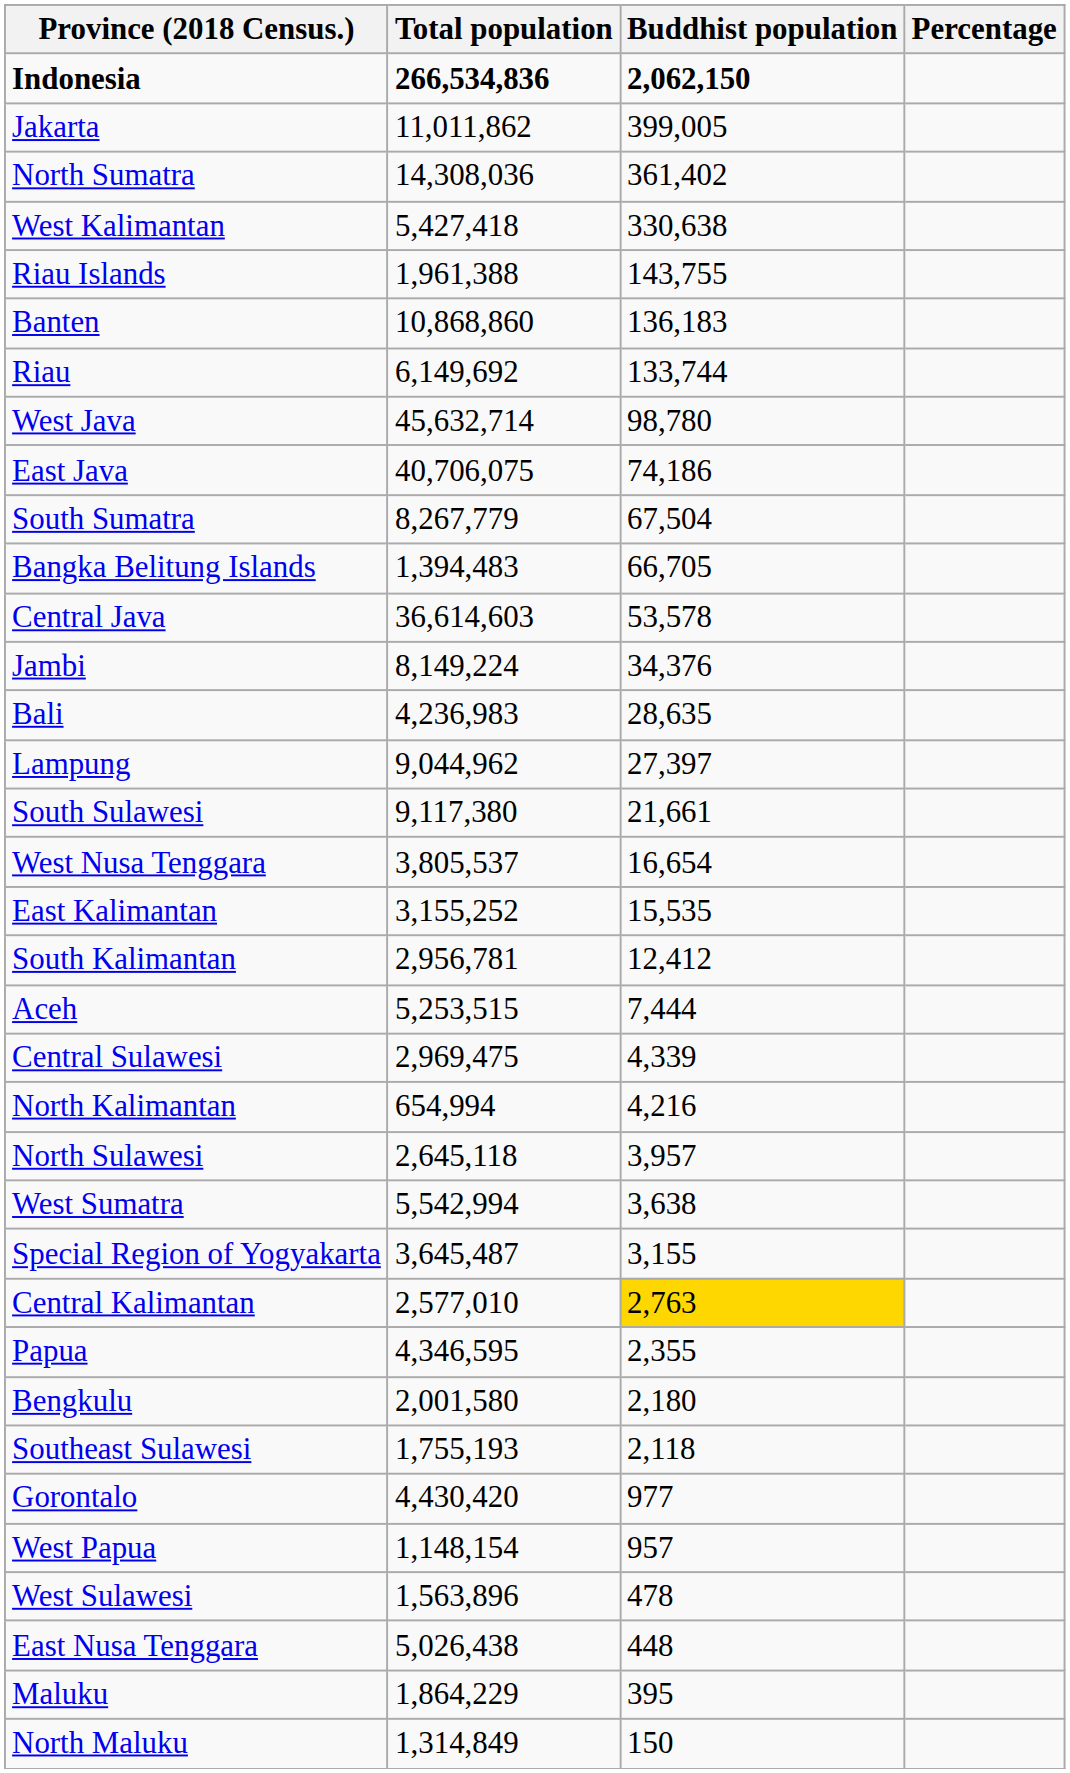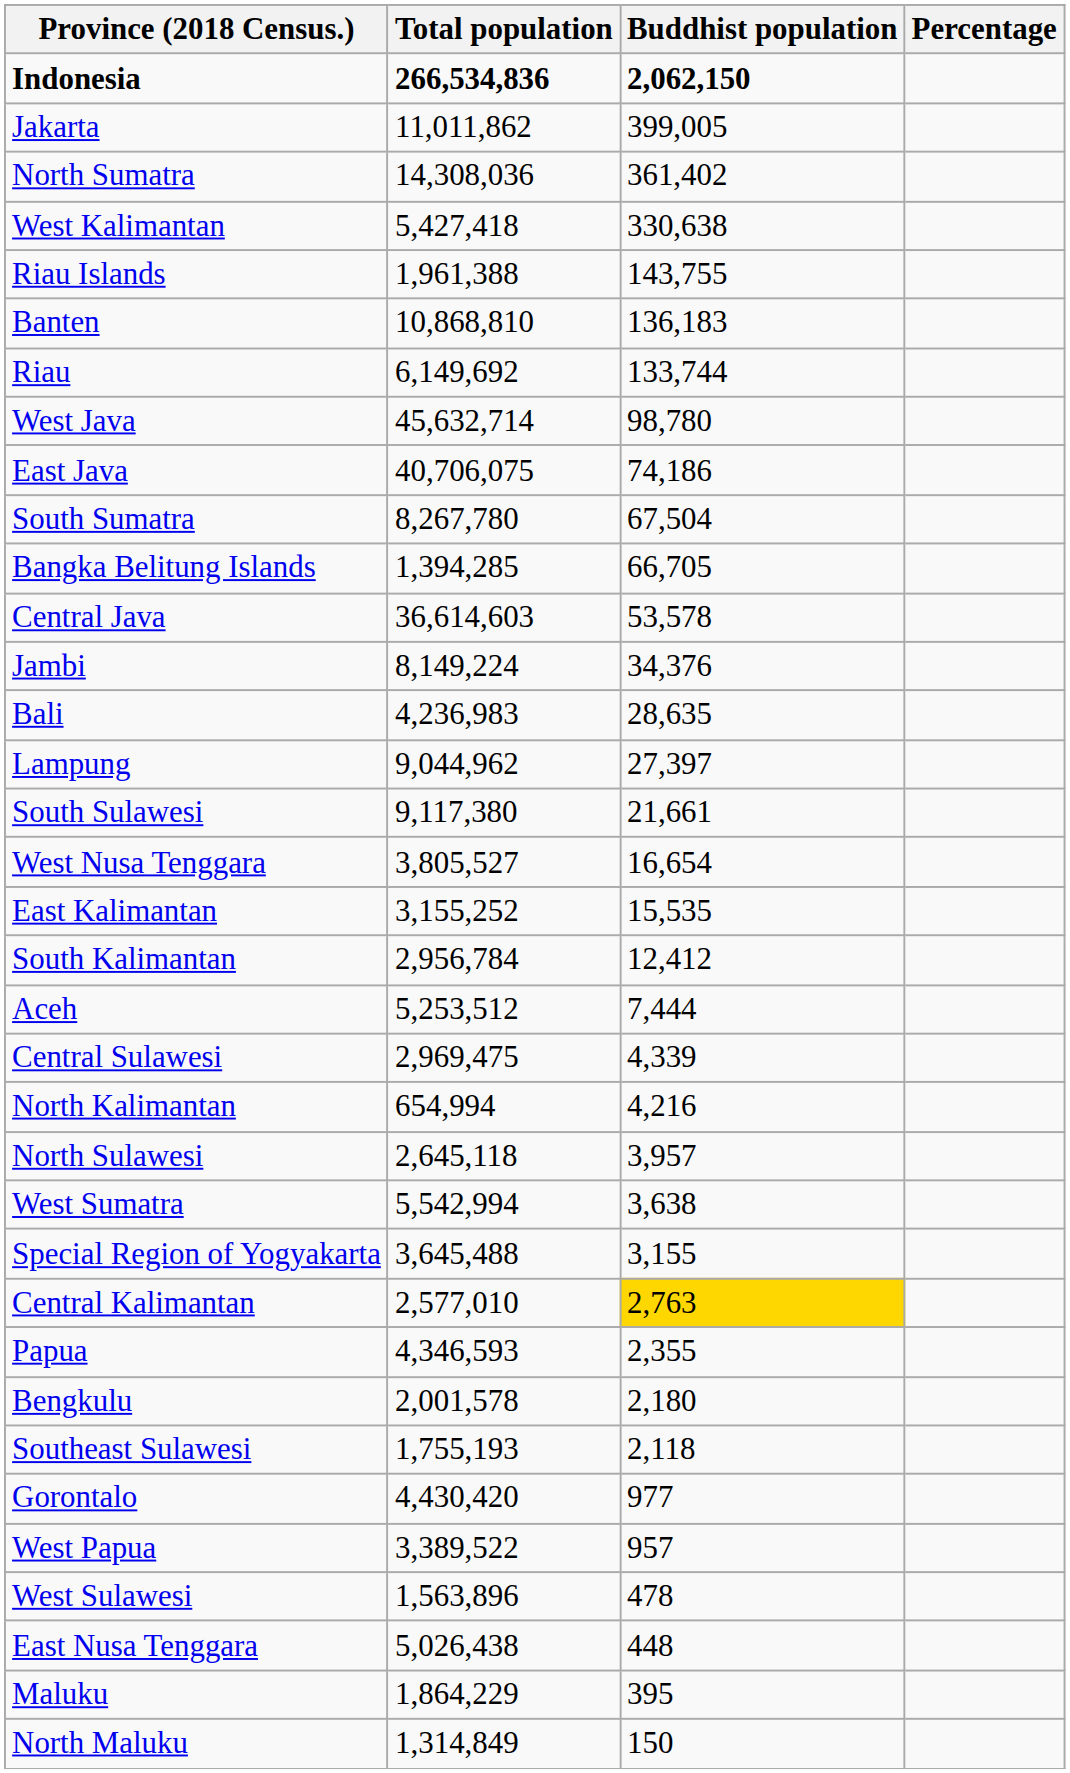(465, 322) 10,868,860 -> (465, 322) 10,868,810
(457, 518) 8,267,779 -> (457, 518) 8,267,780
(457, 567) 1,394,483 -> (457, 567) 1,394,285
(457, 861) 3,805,537 -> (457, 861) 3,805,527
(457, 959) 2,956,781 -> (457, 959) 2,956,784
(457, 1008) 5,253,515 -> (457, 1008) 5,253,512
(457, 1253) 3,645,487 -> (457, 1253) 3,645,488
(457, 1351) 4,346,595 -> (457, 1351) 4,346,593
(457, 1400) 2,001,580 -> (457, 1400) 2,001,578
(457, 1547) 1,148,154 -> (457, 1547) 3,389,522
